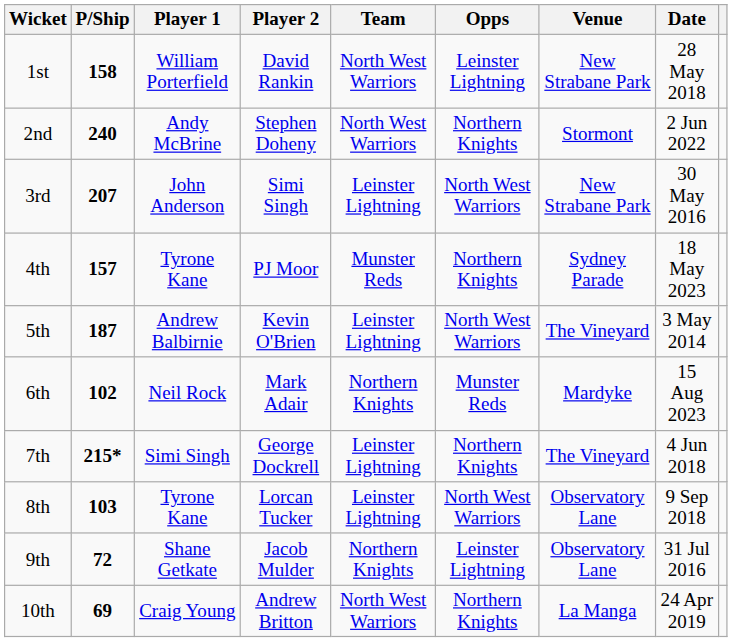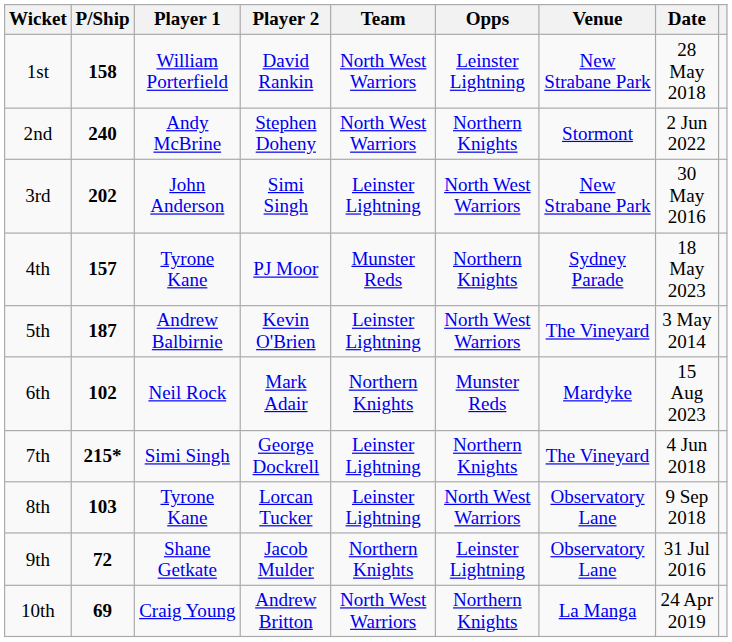(103, 195) 207 -> (103, 195) 202
